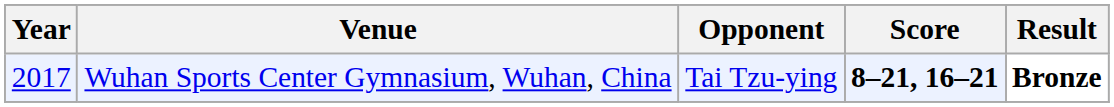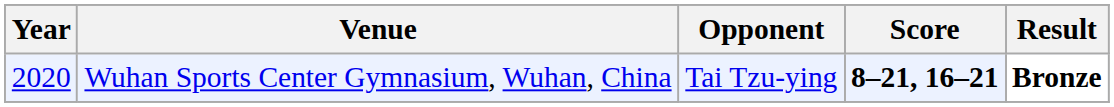(41, 77) 2017 -> (41, 77) 2020
